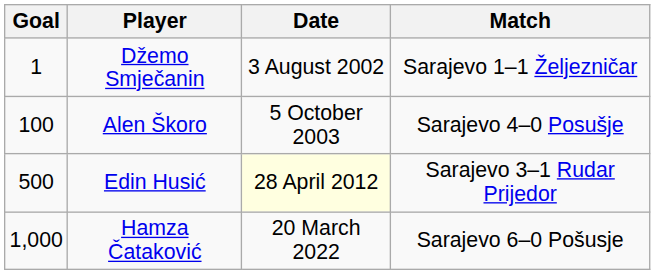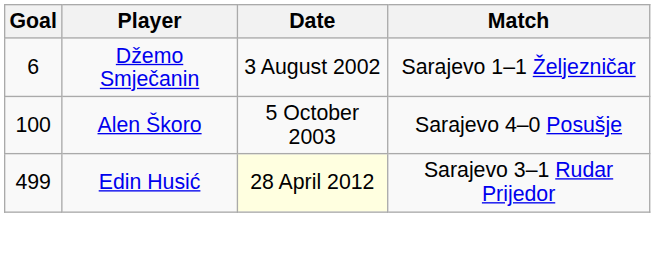(36, 67) 1 -> (33, 67) 6
(36, 182) 500 -> (33, 182) 499
- row: (155, 240)
